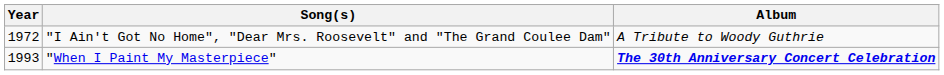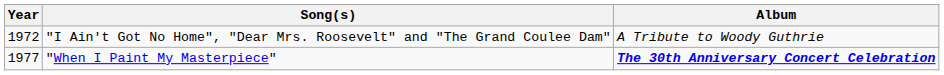(24, 59) 1993 -> (24, 59) 1977
